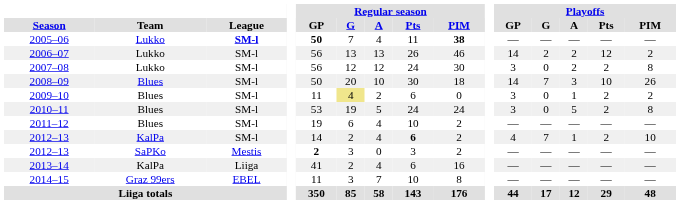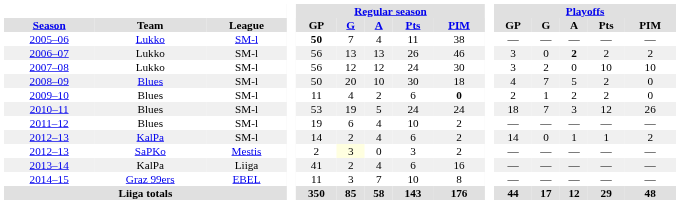(246, 39) bold -> (246, 39) normal
(459, 39) bold -> (459, 39) normal
(513, 53) 14 -> (513, 53) 3
(546, 53) 2 -> (546, 53) 0
(574, 53) normal -> (574, 53) bold
(606, 53) 12 -> (606, 53) 2
(546, 67) 0 -> (546, 67) 2
(574, 67) 2 -> (574, 67) 0
(606, 67) 2 -> (606, 67) 10
(650, 67) 8 -> (650, 67) 10
(513, 81) 14 -> (513, 81) 4
(574, 81) 3 -> (574, 81) 5
(606, 81) 10 -> (606, 81) 2
(650, 81) 26 -> (650, 81) 0
(351, 95) khaki background -> (351, 95) no background
(459, 95) normal -> (459, 95) bold
(513, 95) 3 -> (513, 95) 2
(546, 95) 0 -> (546, 95) 1
(574, 95) 1 -> (574, 95) 2
(650, 95) 2 -> (650, 95) 0
(513, 109) 3 -> (513, 109) 18
(546, 109) 0 -> (546, 109) 7
(574, 109) 5 -> (574, 109) 3
(606, 109) 2 -> (606, 109) 12
(650, 109) 8 -> (650, 109) 26
(413, 137) bold -> (413, 137) normal
(513, 137) 4 -> (513, 137) 14
(546, 137) 7 -> (546, 137) 0
(606, 137) 2 -> (606, 137) 1
(650, 137) 10 -> (650, 137) 2
(316, 151) bold -> (316, 151) normal
(351, 151) no background -> (351, 151) lightyellow background
